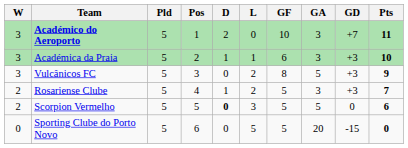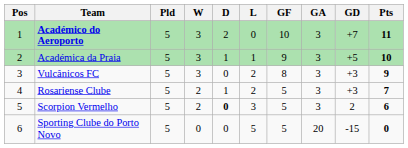columns swapped: (197, 12) <-> (18, 12)
(284, 57) 6 -> (284, 57) 9
(352, 57) +3 -> (352, 57) +5
(318, 73) 5 -> (318, 73) 3
(318, 106) 5 -> (318, 106) 3
(352, 106) 0 -> (352, 106) 2
